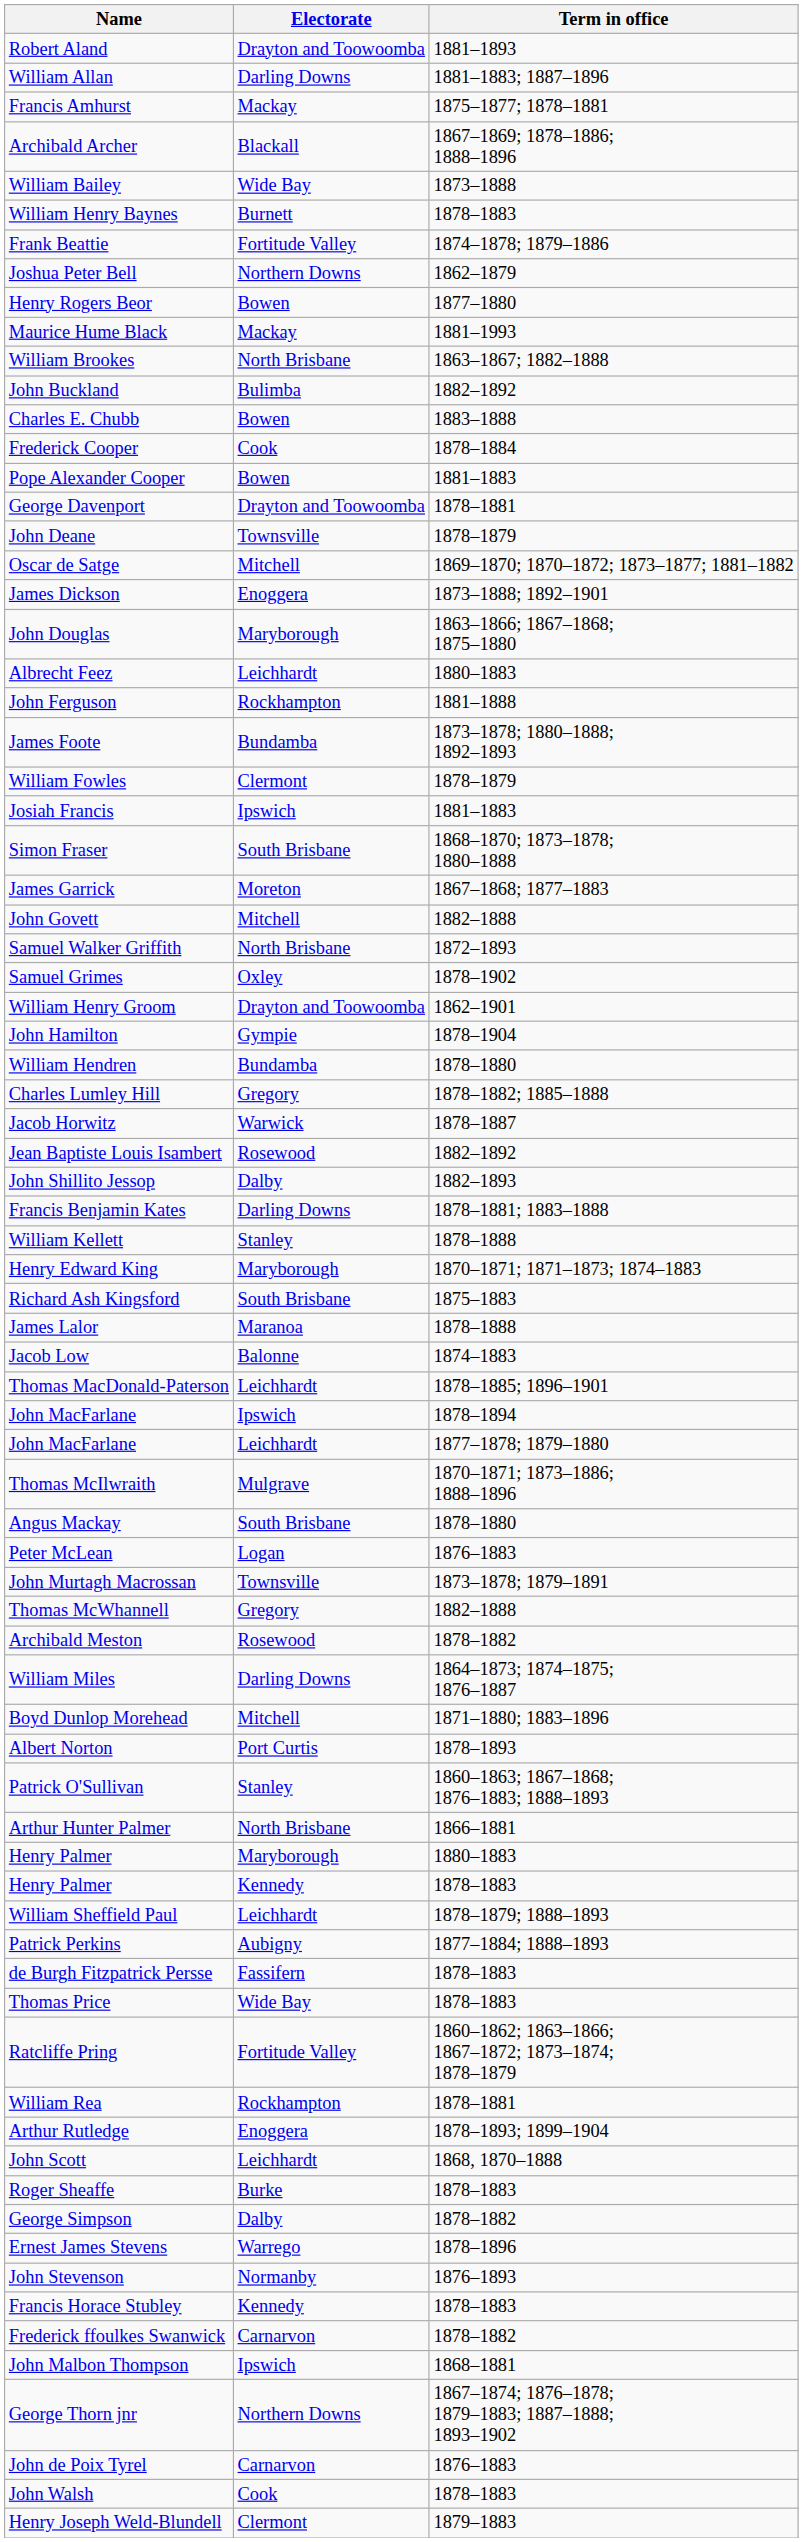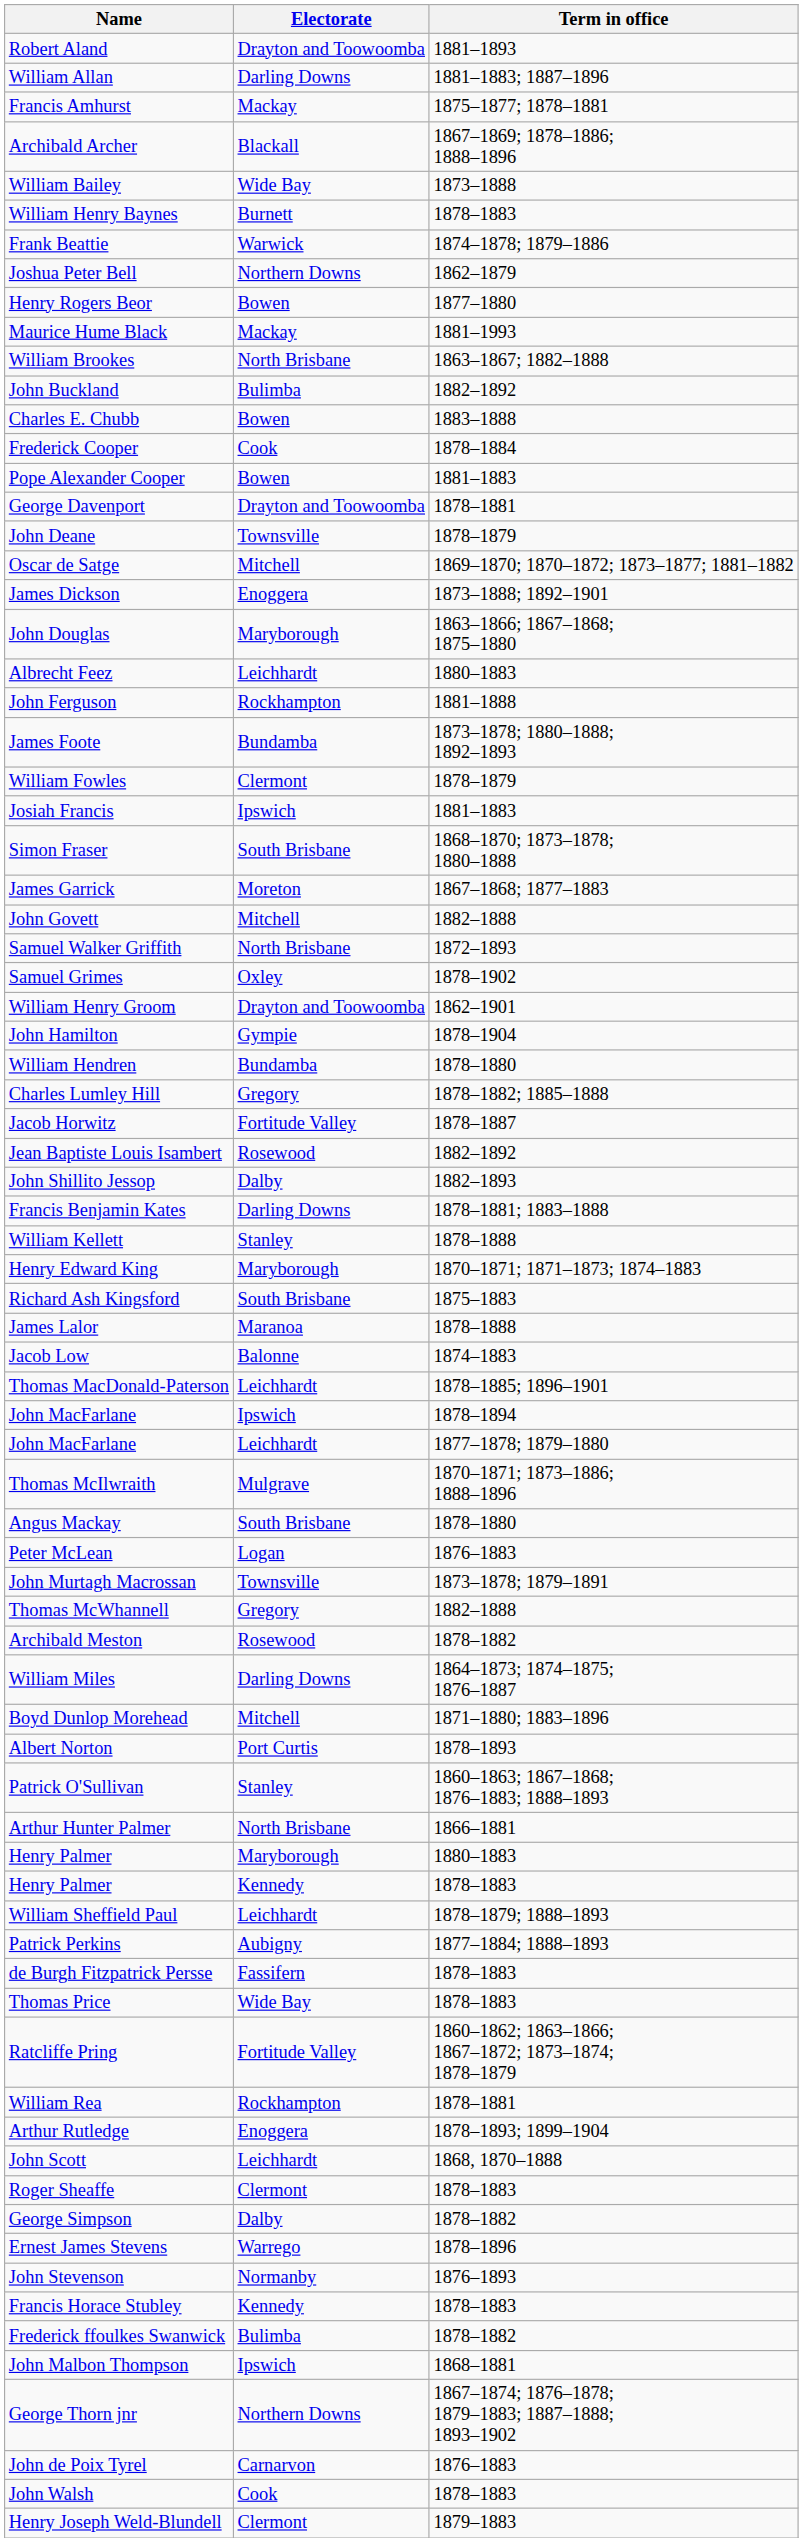(297, 244) Fortitude Valley -> (271, 244) Warwick
(271, 1123) Warwick -> (297, 1123) Fortitude Valley
(260, 2189) Burke -> (272, 2189) Clermont
(276, 2335) Carnarvon -> (269, 2335) Bulimba
